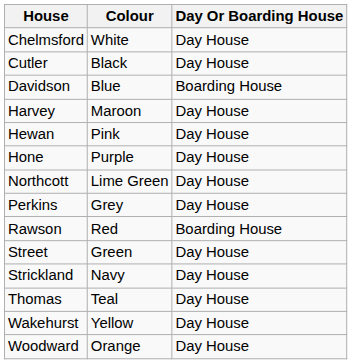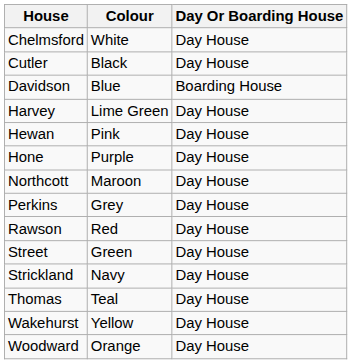(116, 110) Maroon -> (130, 110) Lime Green
(130, 181) Lime Green -> (116, 181) Maroon
(229, 228) Boarding House -> (212, 228) Day House
